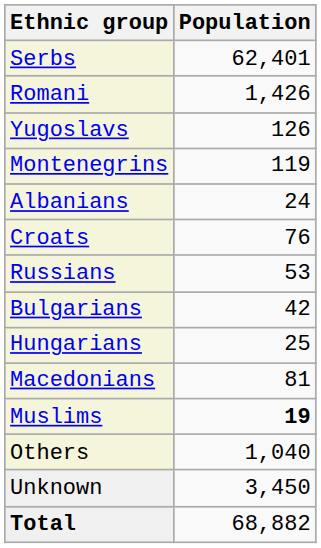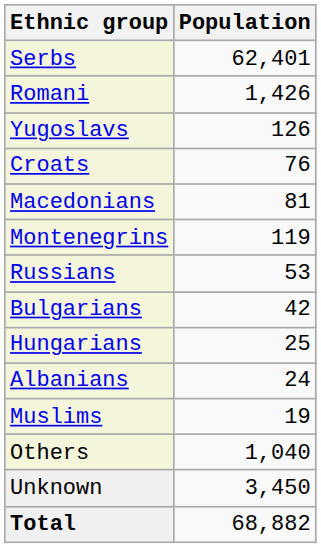rows swapped: (89, 166) <-> (50, 238)
rows swapped: (83, 381) <-> (69, 202)
(297, 417) bold -> (297, 417) normal
